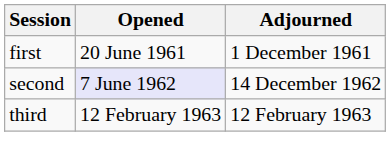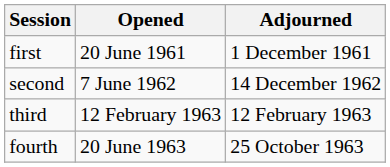(128, 83) lavender background -> (128, 83) no background
+ row: (33, 146)
